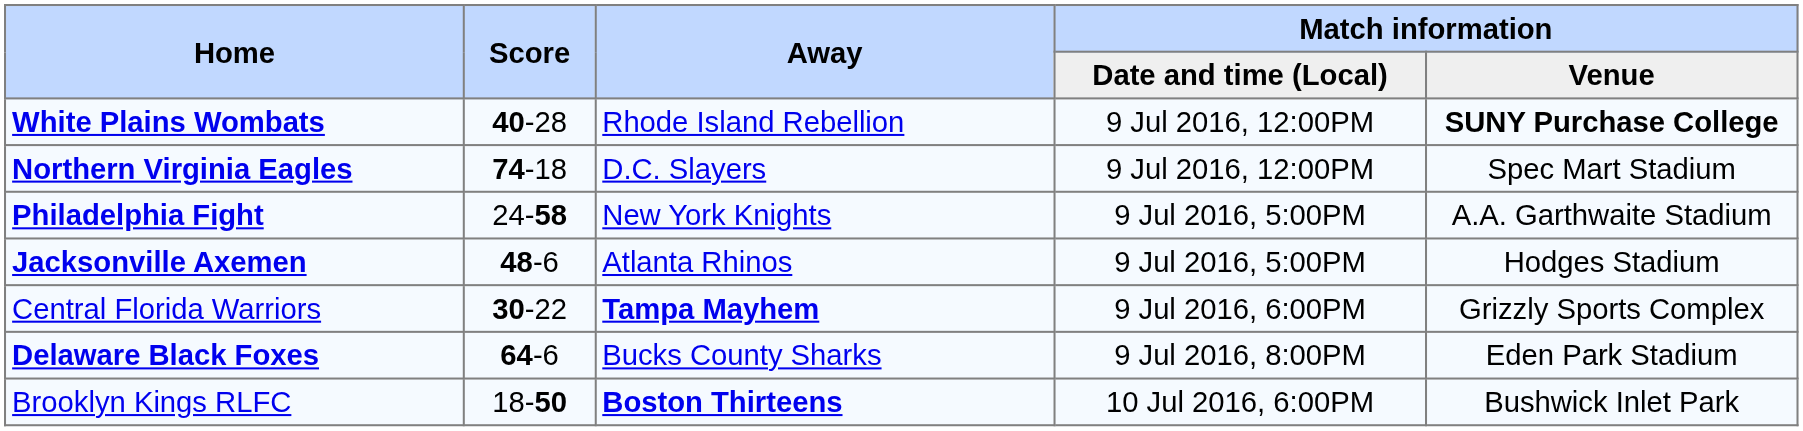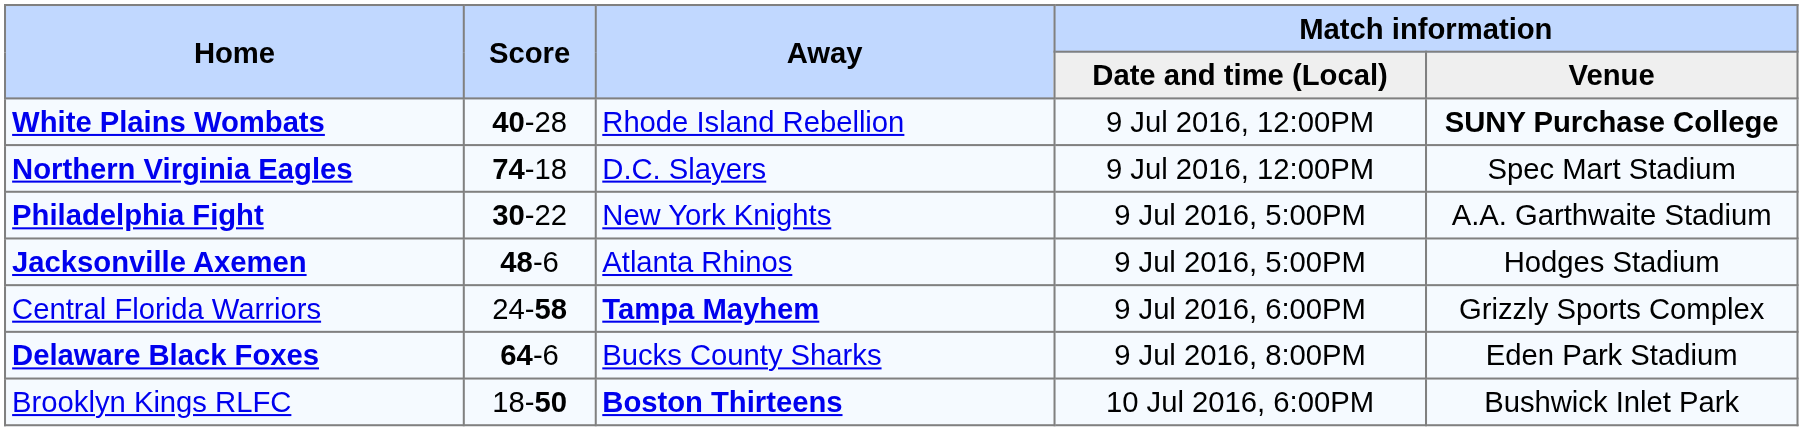(530, 215) 24-58 -> (530, 215) 30-22
(530, 308) 30-22 -> (530, 308) 24-58
